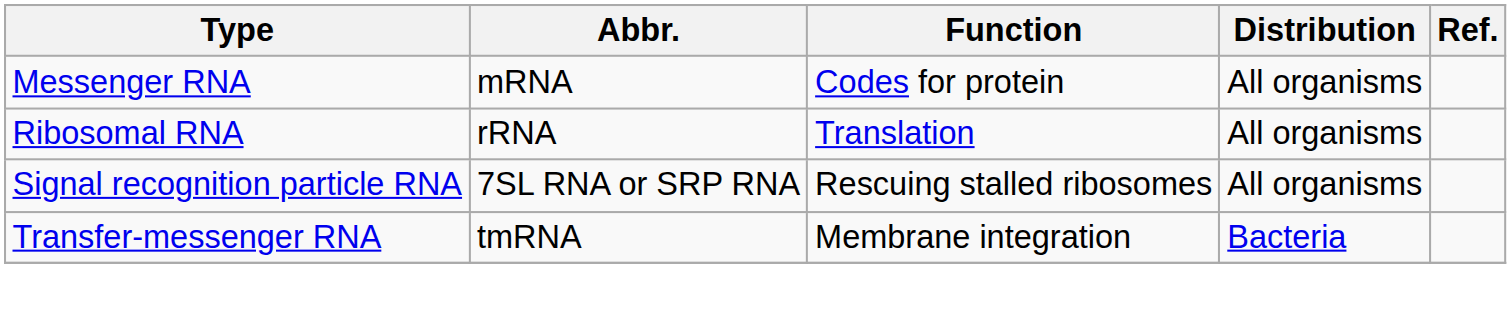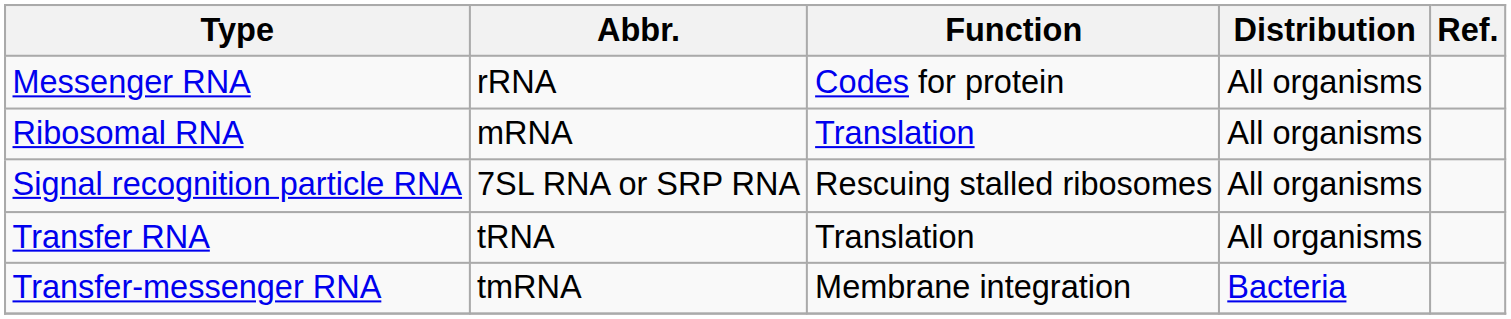(525, 81) mRNA -> (517, 81) rRNA
(517, 133) rRNA -> (525, 133) mRNA
+ row: (111, 236)
